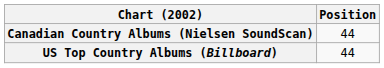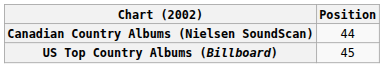(348, 53) 44 -> (348, 53) 45
